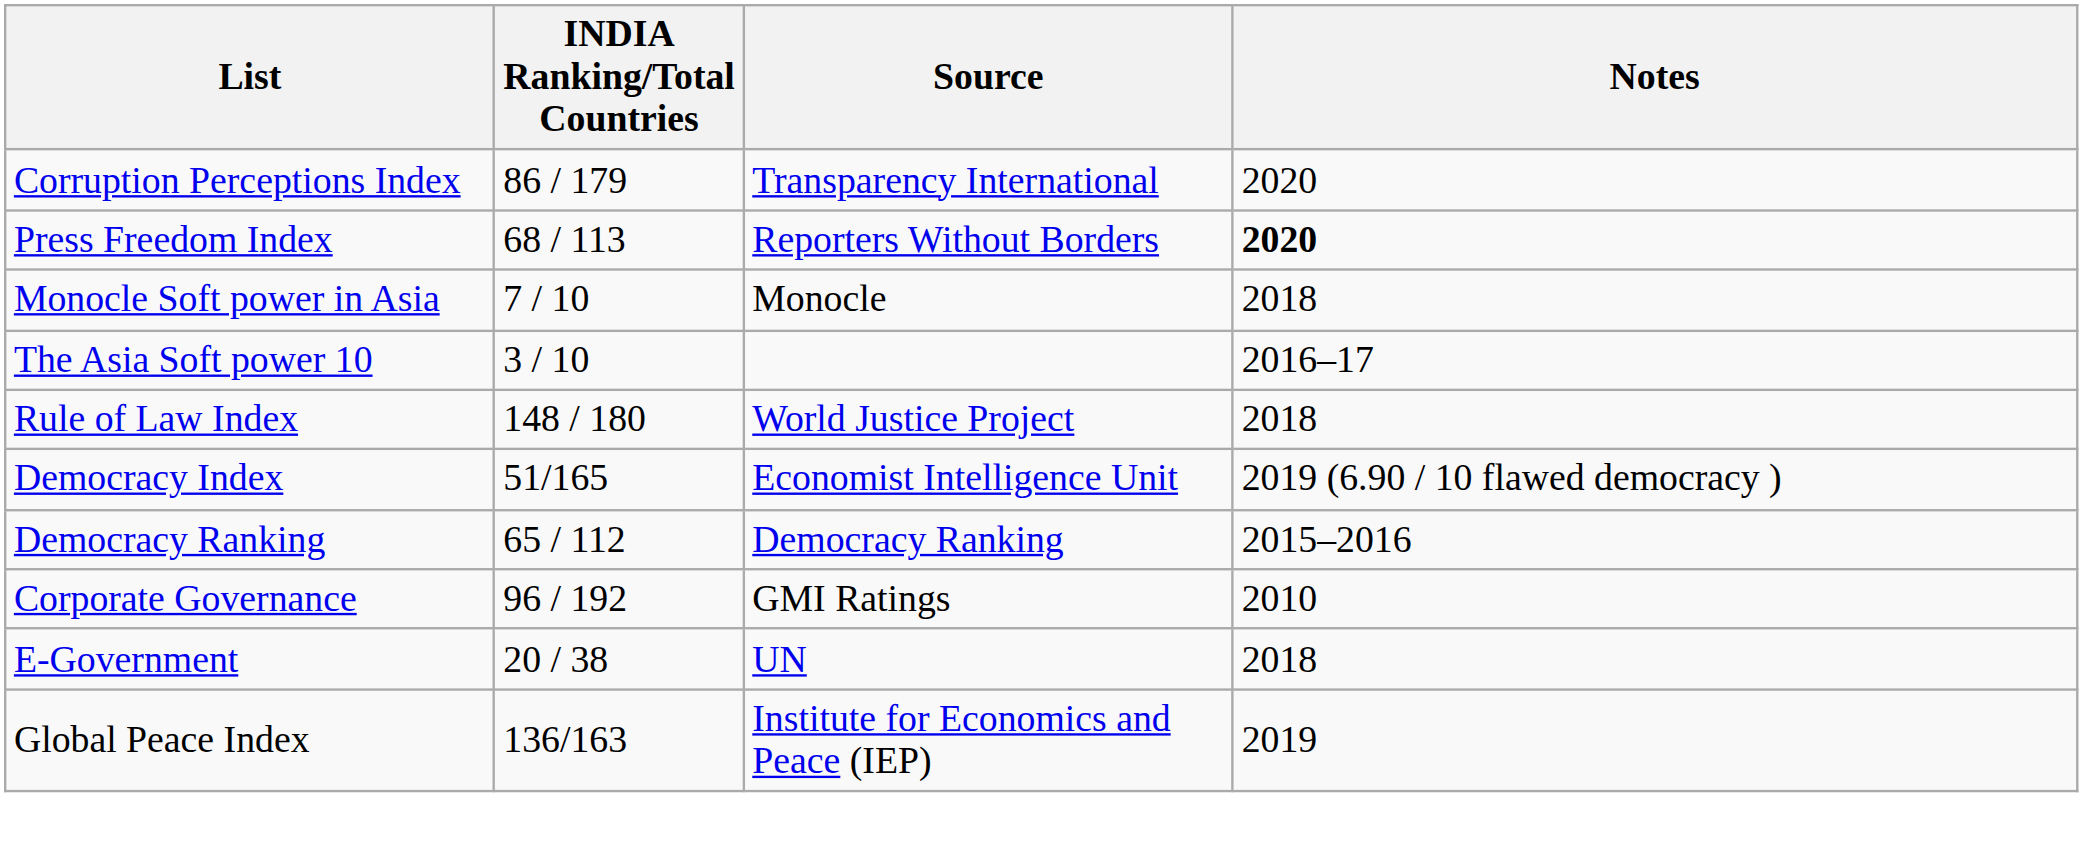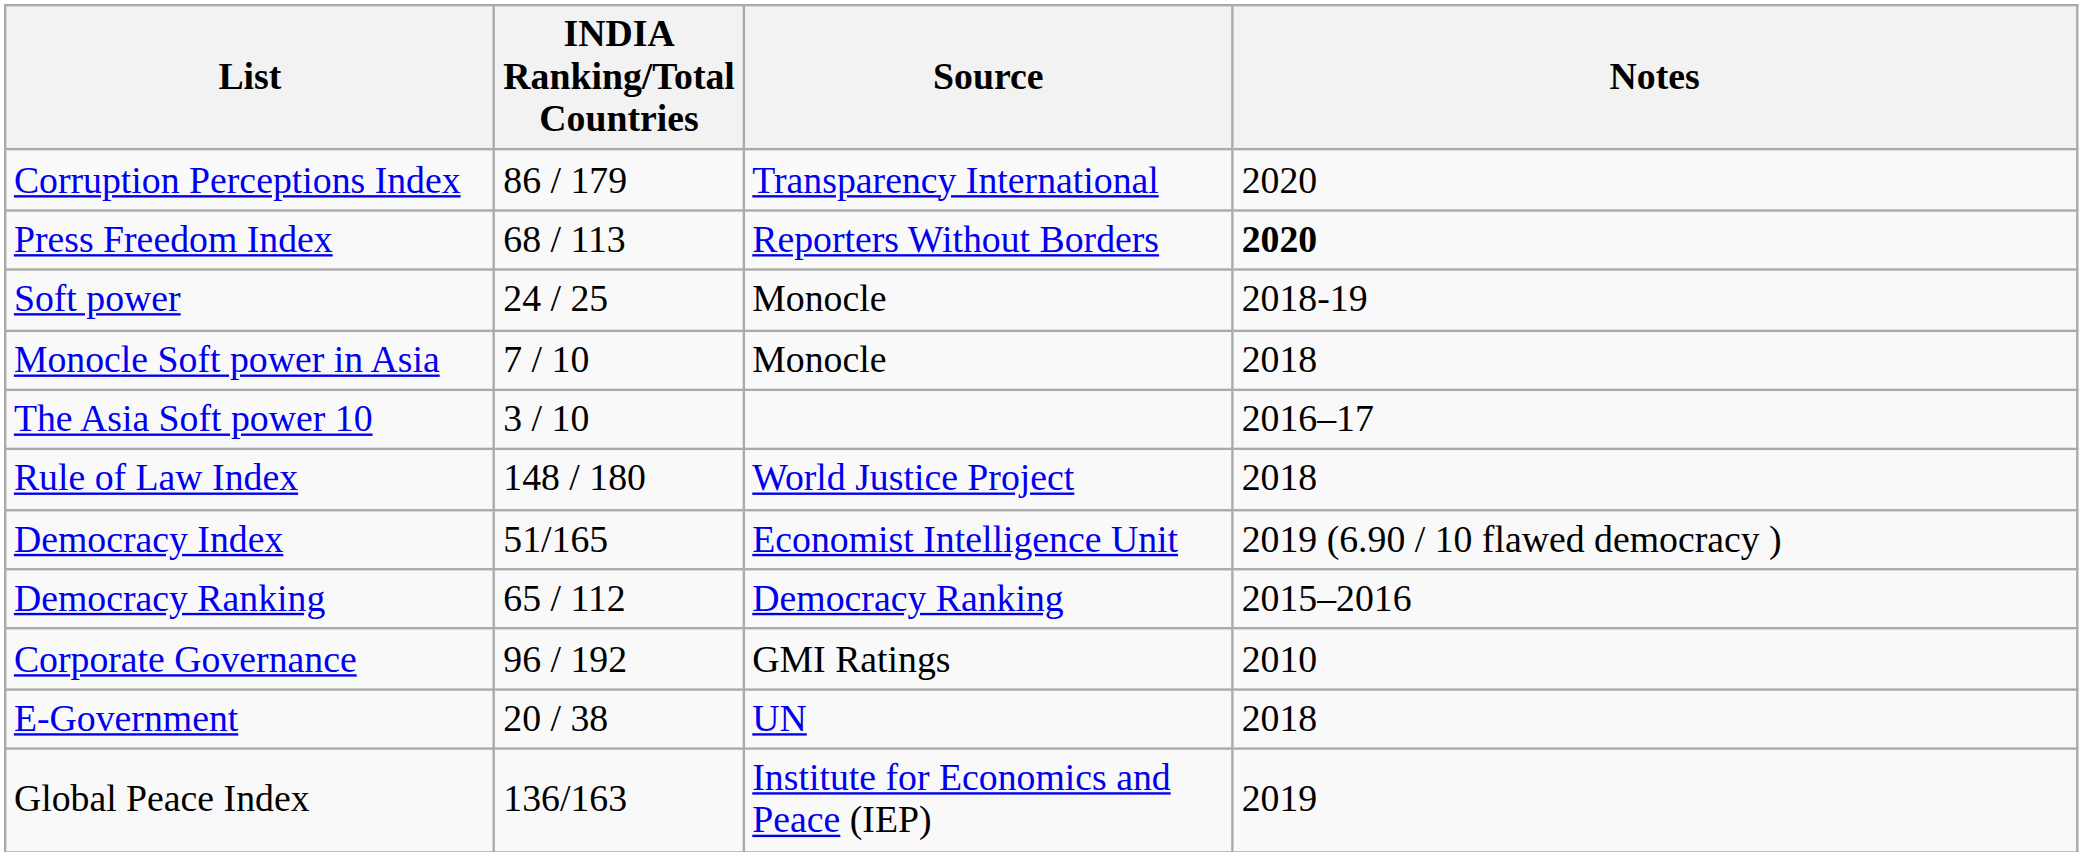+ row: (97, 299)
